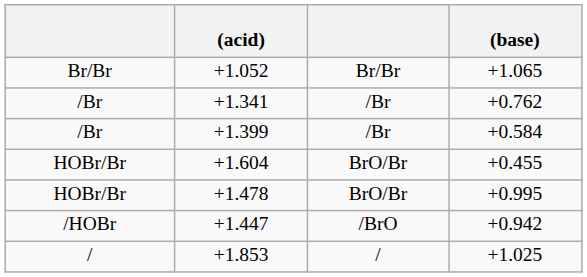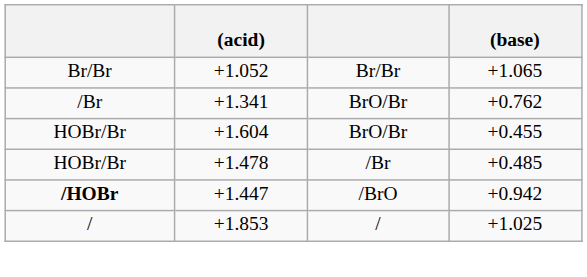(378, 102) /Br -> (378, 102) BrO/Br
- row: (241, 132)
(378, 193) BrO/Br -> (378, 163) /Br
(515, 193) +0.995 -> (515, 163) +0.485
(90, 224) normal -> (90, 193) bold
